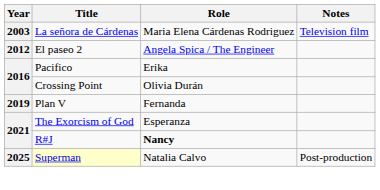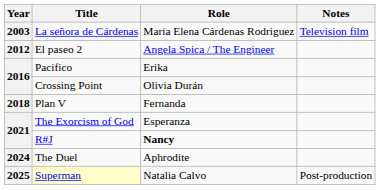(18, 103) 2019 -> (18, 103) 2018
+ row: (56, 157)
